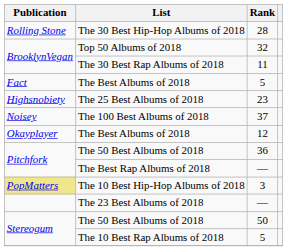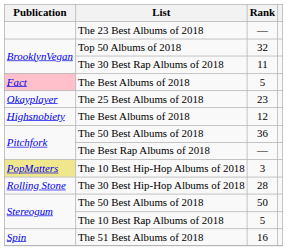rows swapped: (141, 202) <-> (161, 30)
(17, 82) no background -> (17, 82) pink background
(36, 99) Highsnobiety -> (32, 99) Okayplayer
- row: (143, 116)
(32, 133) Okayplayer -> (36, 116) Highsnobiety
+ row: (141, 237)
